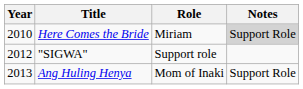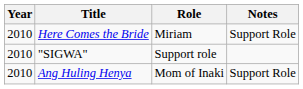(263, 34) lightgrey background -> (263, 34) no background
(20, 53) 2012 -> (20, 53) 2010
(20, 73) 2013 -> (20, 73) 2010
